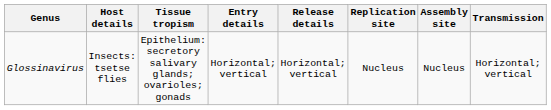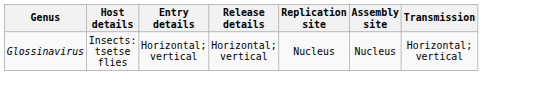- column: (173, 18)
